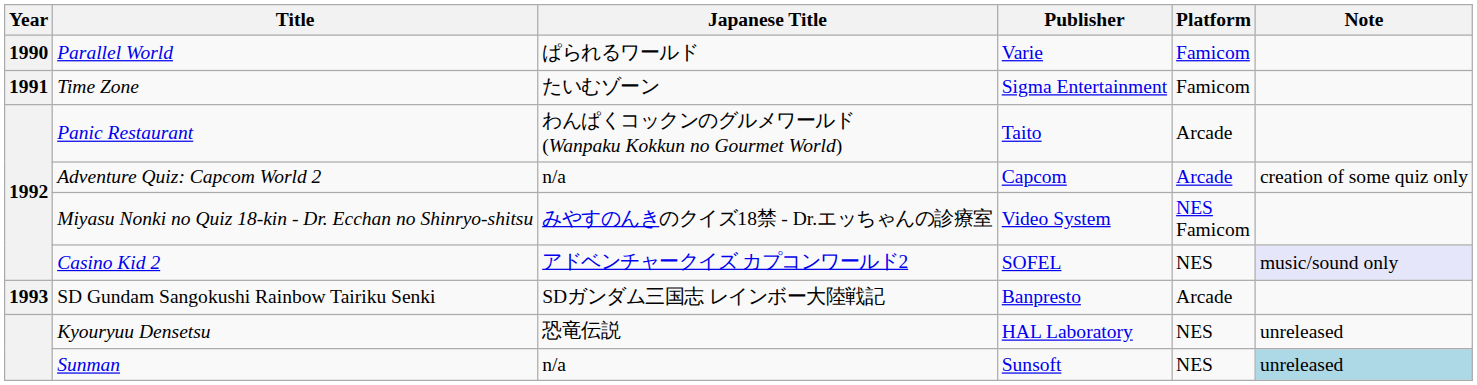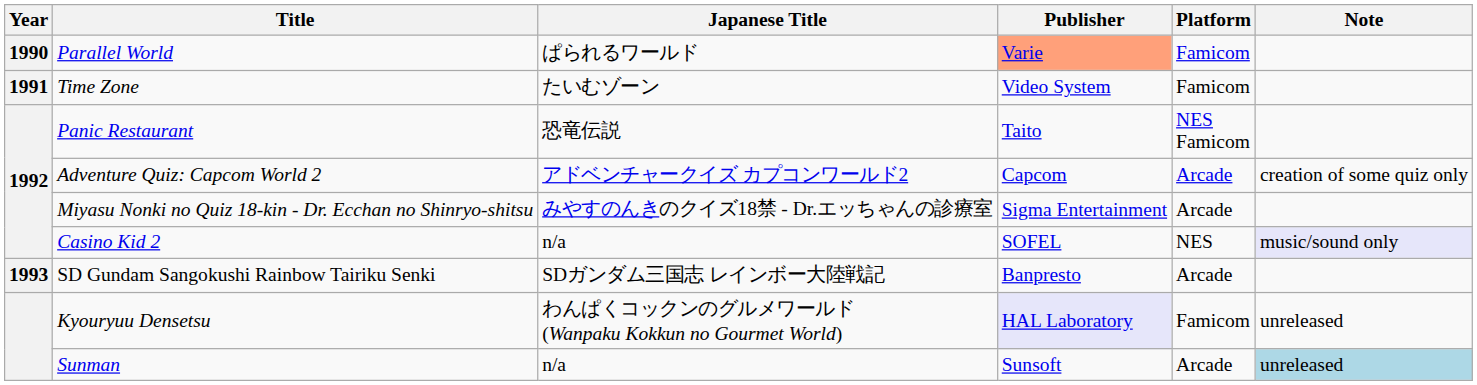(1022, 52) no background -> (1022, 52) lightsalmon background
(1084, 87) Sigma Entertainment -> (1056, 87) Video System
(698, 133) わんぱくコックンのグルメワールド (Wanpaku Kokkun no Gourmet World) -> (581, 130) 恐竜伝説
(1204, 132) Arcade -> (1213, 131) NES Famicom
(554, 176) n/a -> (725, 174) アドベンチャークイズ カプコンワールド2
(1056, 218) Video System -> (1084, 209) Sigma Entertainment
(1213, 218) NES Famicom -> (1204, 209) Arcade
(725, 261) アドベンチャークイズ カプコンワールド2 -> (554, 242) n/a
(581, 331) 恐竜伝説 -> (698, 321) わんぱくコックンのグルメワールド (Wanpaku Kokkun no Gourmet World)
(1067, 331) no background -> (1067, 320) lavender background
(1195, 331) NES -> (1213, 320) Famicom
(1195, 364) NES -> (1204, 364) Arcade
